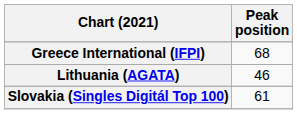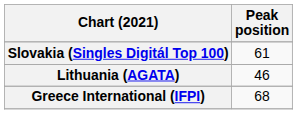rows swapped: (118, 53) <-> (118, 97)
